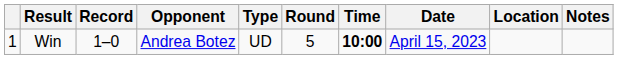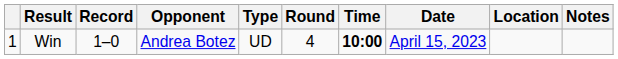(310, 41) 5 -> (310, 41) 4
